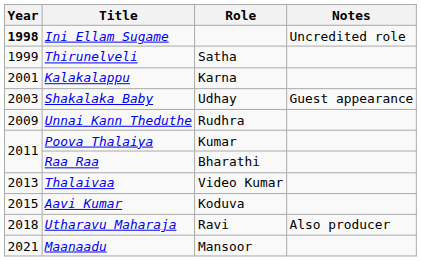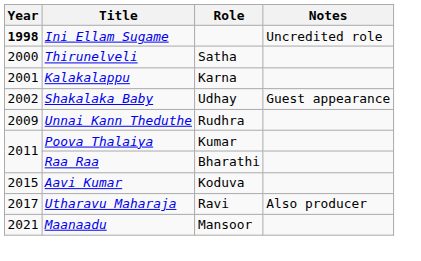(23, 57) 1999 -> (23, 57) 2000
(23, 99) 2003 -> (23, 99) 2002
- row: (80, 183)
(23, 225) 2018 -> (23, 204) 2017
